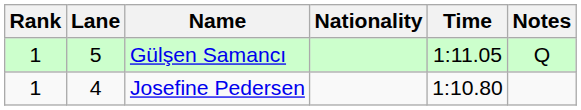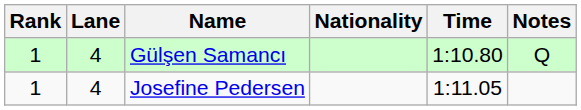(96, 54) 5 -> (96, 54) 4
(468, 54) 1:11.05 -> (468, 54) 1:10.80
(468, 88) 1:10.80 -> (468, 88) 1:11.05
